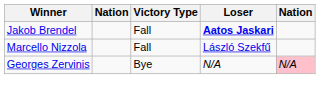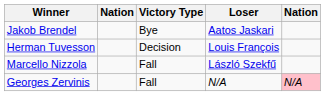(142, 30) Fall -> (148, 30) Bye
(238, 30) bold -> (241, 30) normal
+ row: (51, 47)
(143, 64) Bye -> (148, 82) Fall
